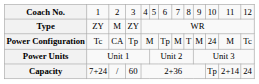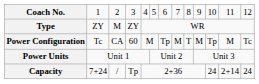(133, 41) Tp -> (133, 41) 60
(212, 41) 24 -> (212, 41) Tp
(133, 71) 60 -> (133, 71) Tp
(212, 71) Tp -> (212, 71) 24
